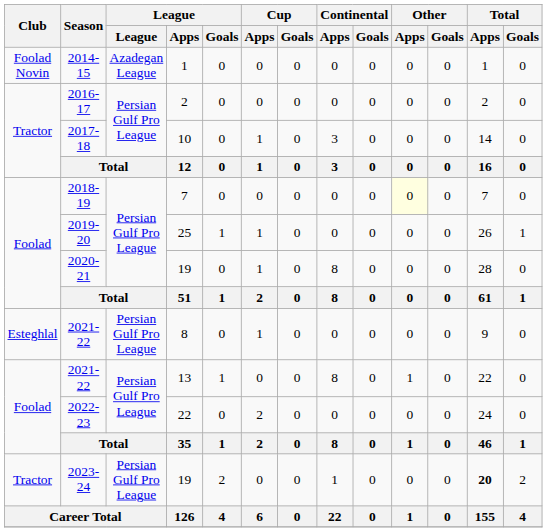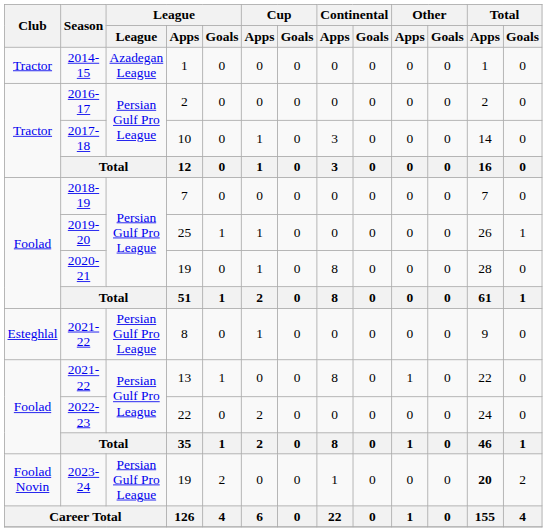(33, 65) Foolad Novin -> (33, 65) Tractor
(410, 195) lightyellow background -> (410, 195) no background
(33, 479) Tractor -> (33, 479) Foolad Novin
